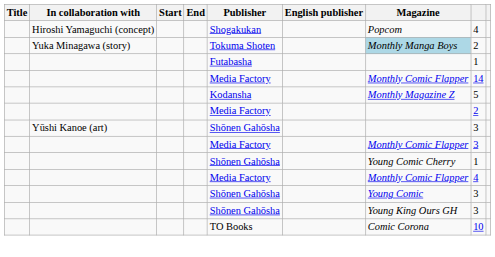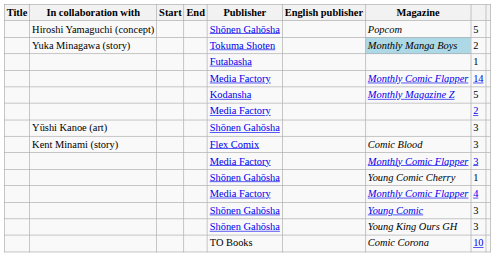(235, 29) Shogakukan -> (245, 29) Shōnen Gahōsha
(476, 29) 4 -> (476, 29) 5
+ row: (17, 145)
